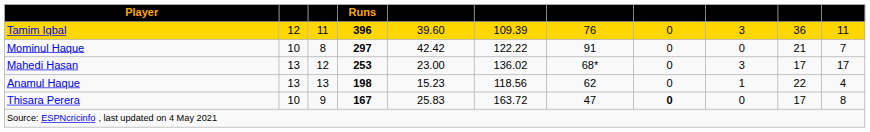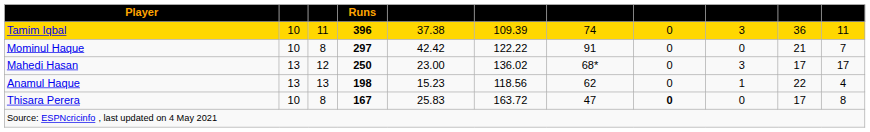(294, 30) 12 -> (294, 30) 10
(431, 30) 39.60 -> (431, 30) 37.38
(590, 30) 76 -> (590, 30) 74
(362, 65) 253 -> (362, 65) 250
(323, 100) 9 -> (323, 100) 8
